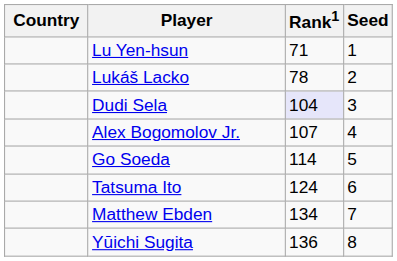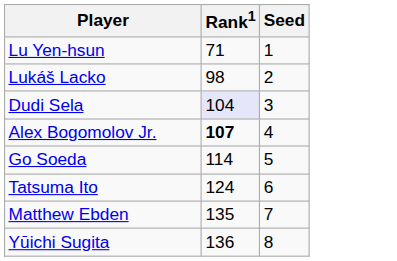- column: (46, 20)
(299, 77) 78 -> (215, 77) 98
(303, 132) normal -> (220, 132) bold
(303, 214) 134 -> (220, 214) 135
